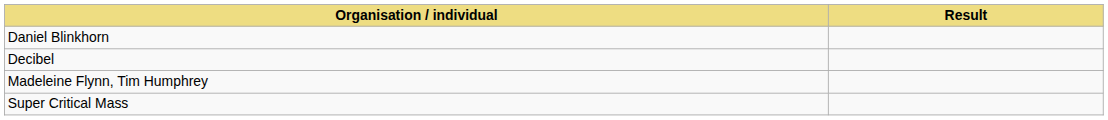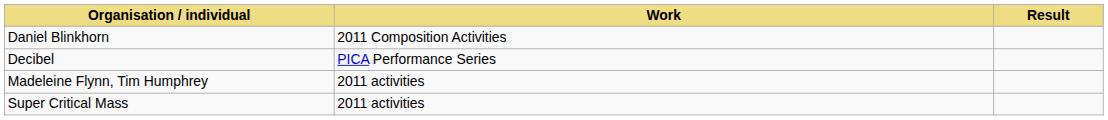+ column: (664, 15)
